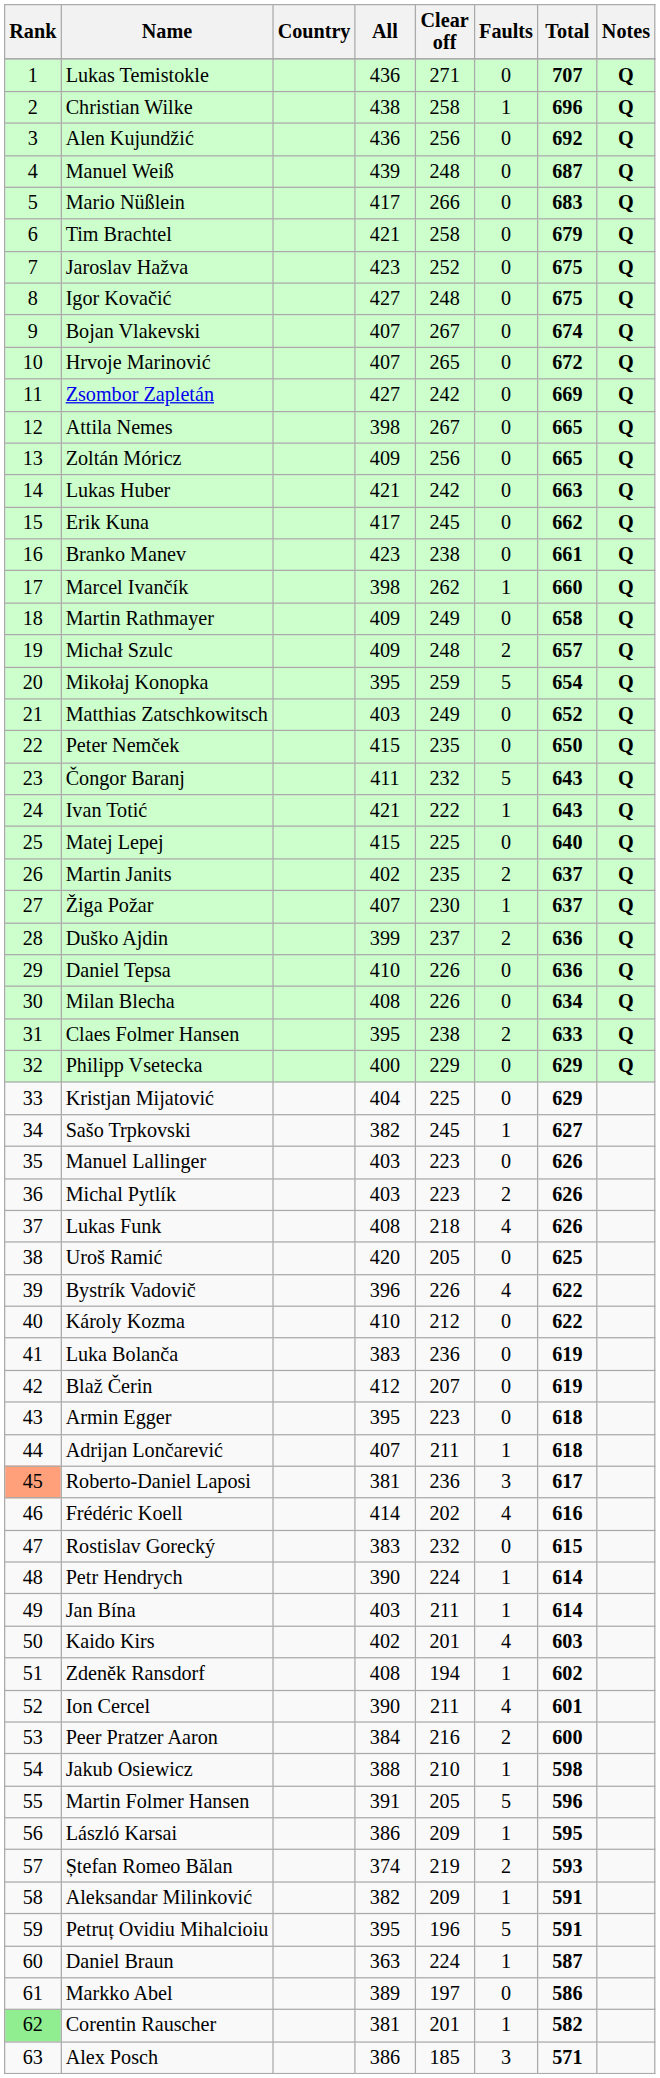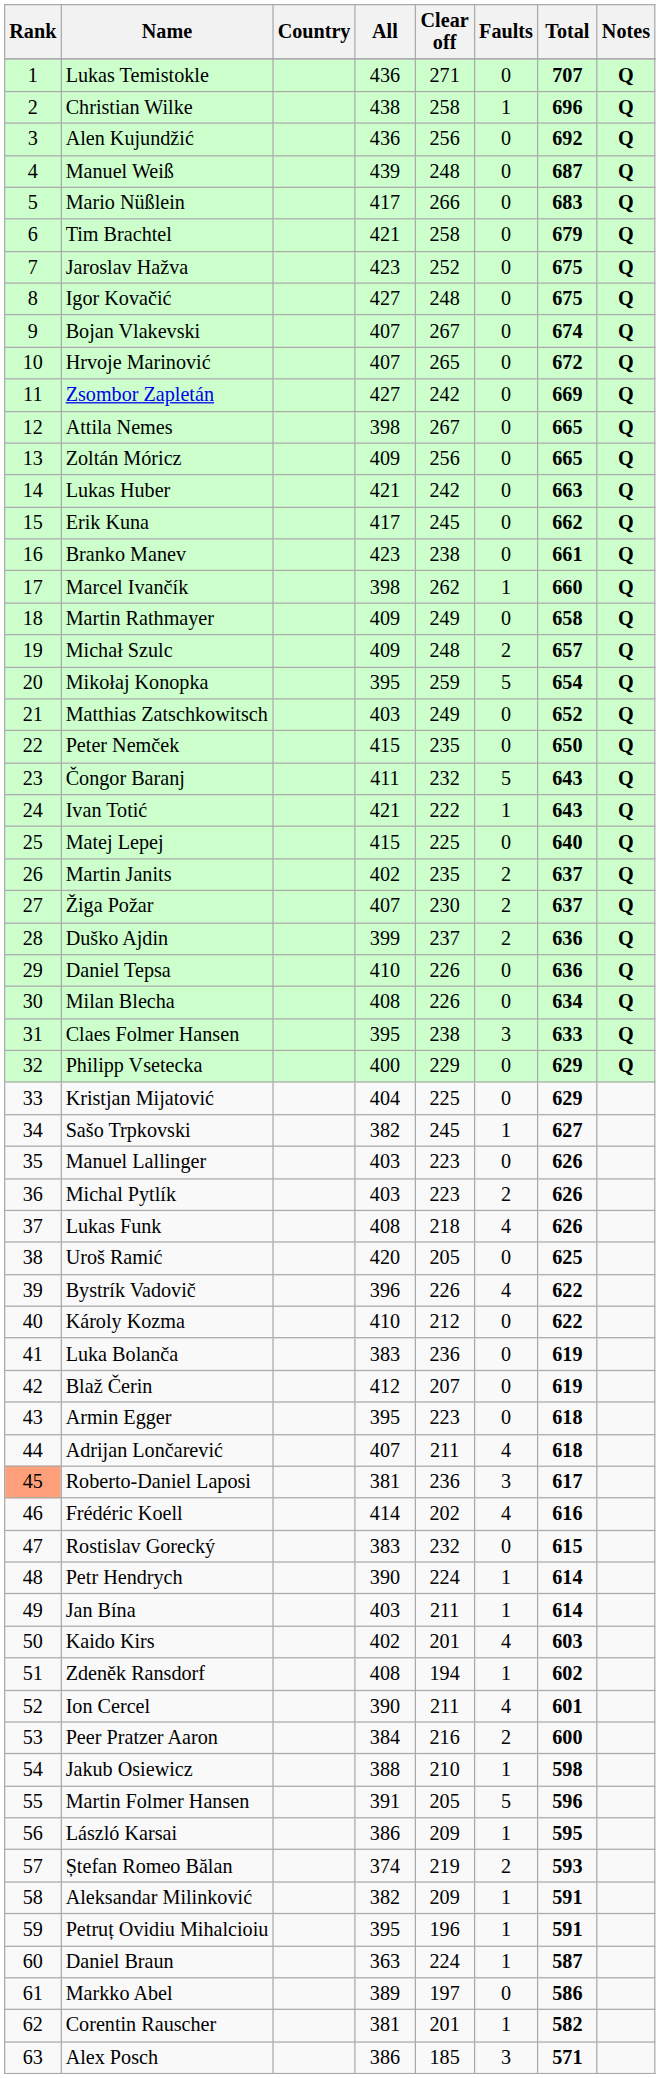(506, 906) 1 -> (506, 906) 2
(506, 1034) 2 -> (506, 1034) 3
(506, 1449) 1 -> (506, 1449) 4
(506, 1929) 5 -> (506, 1929) 1
(33, 2025) lightgreen background -> (33, 2025) no background
